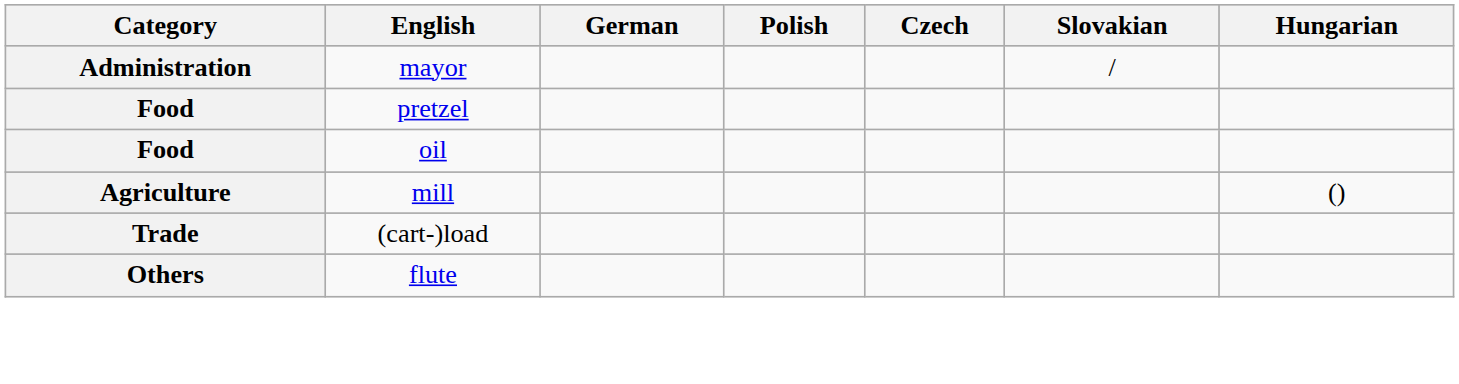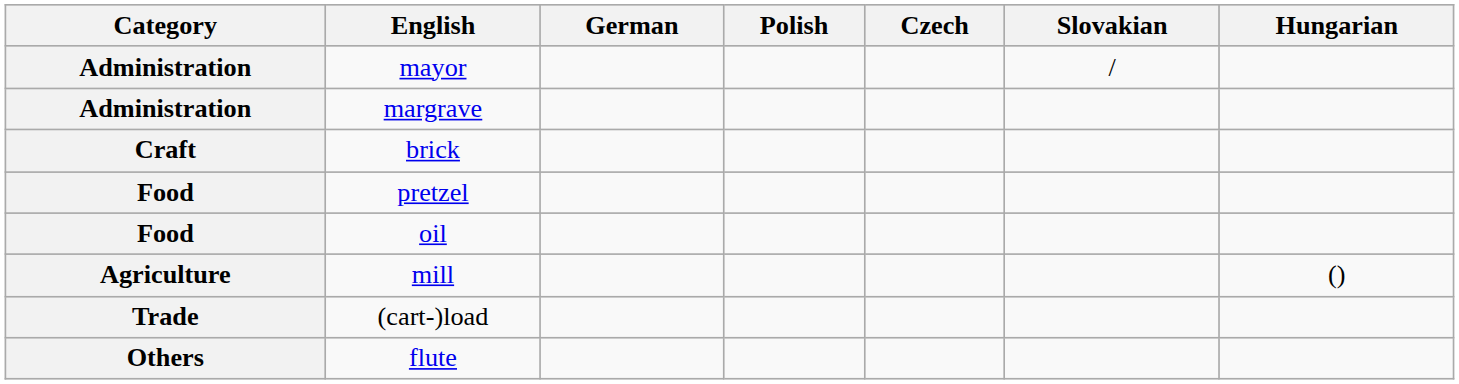+ row: (433, 108)
+ row: (433, 150)
